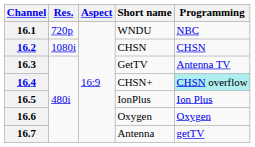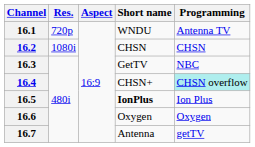(188, 30) NBC -> (203, 30) Antenna TV
(203, 64) Antenna TV -> (188, 64) NBC
(134, 99) normal -> (135, 99) bold
